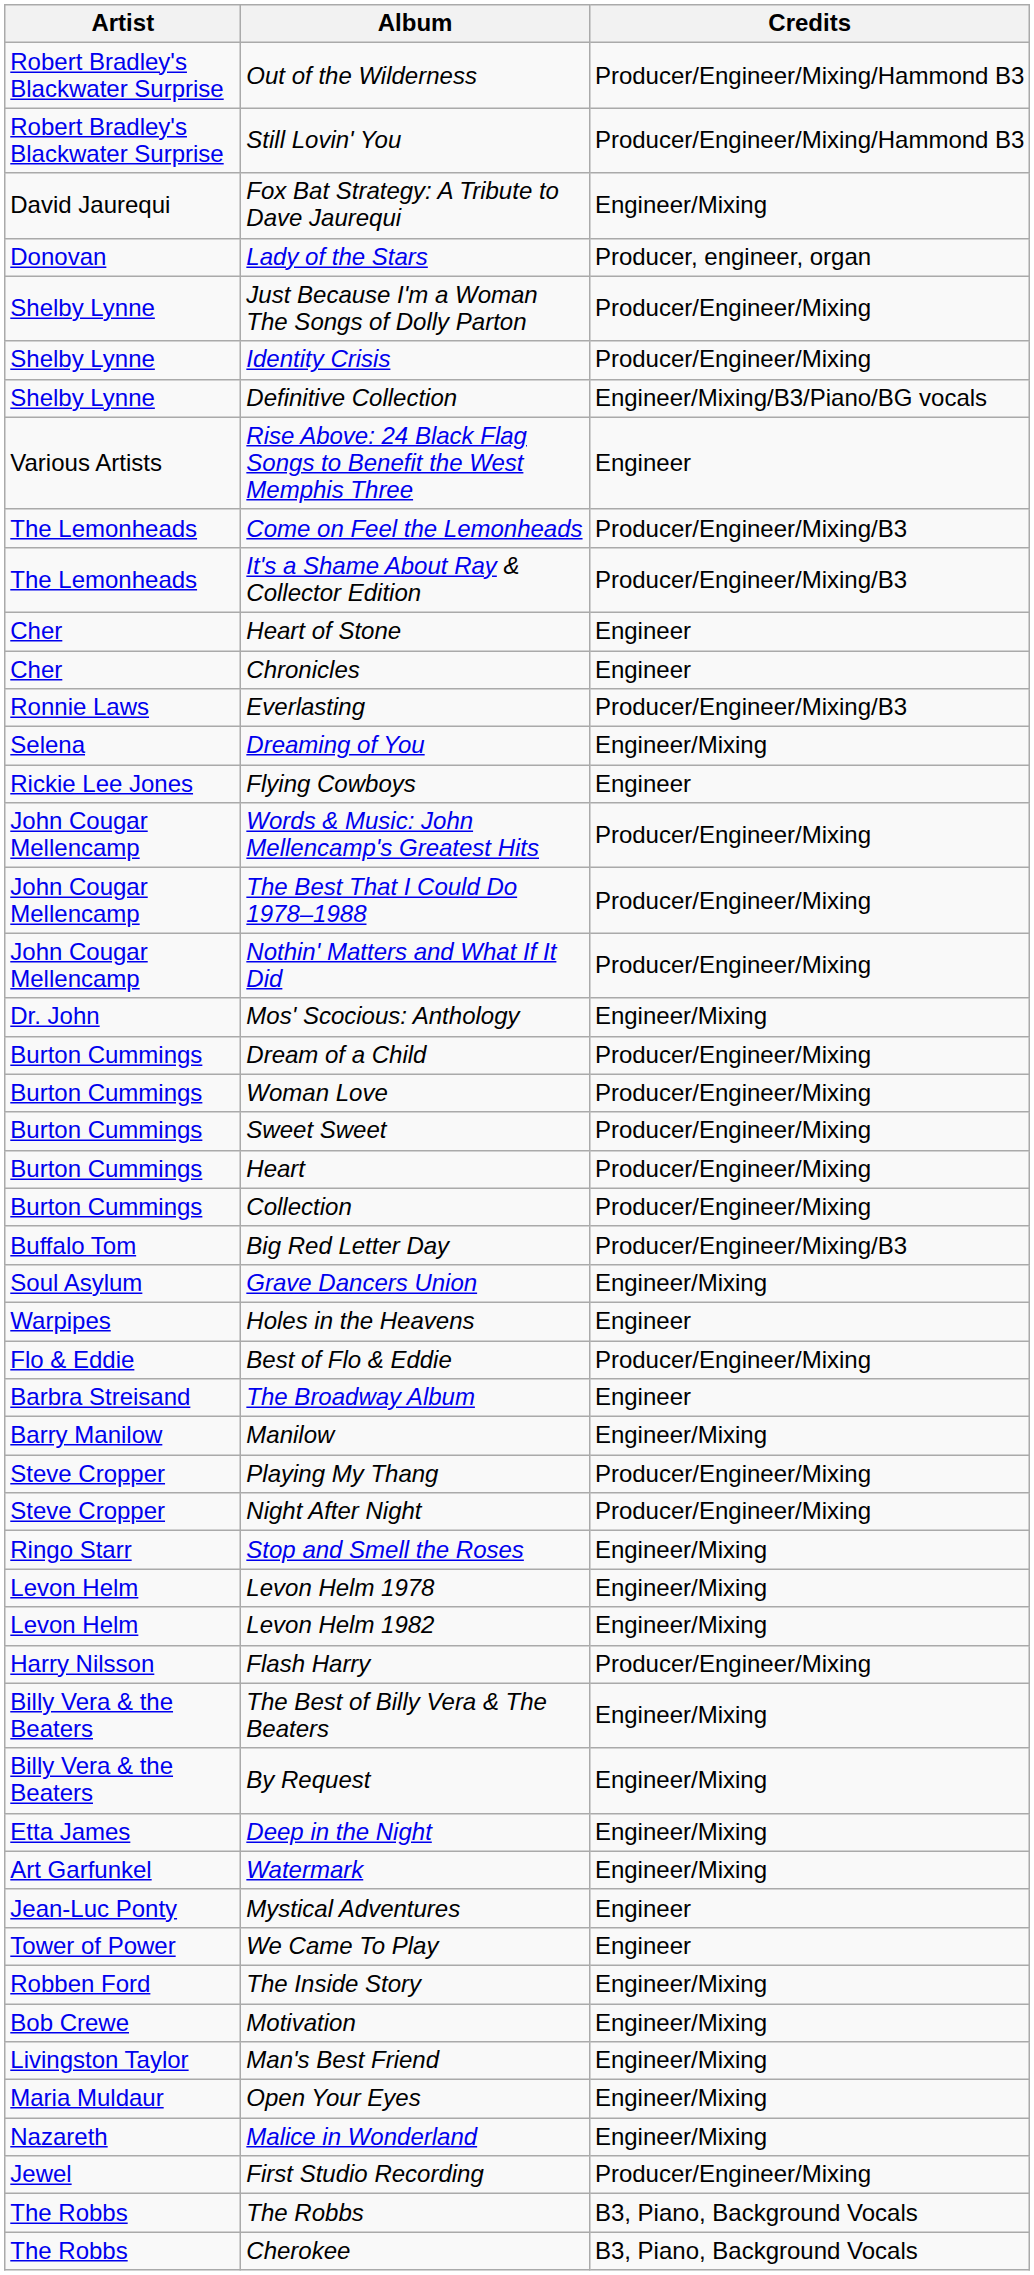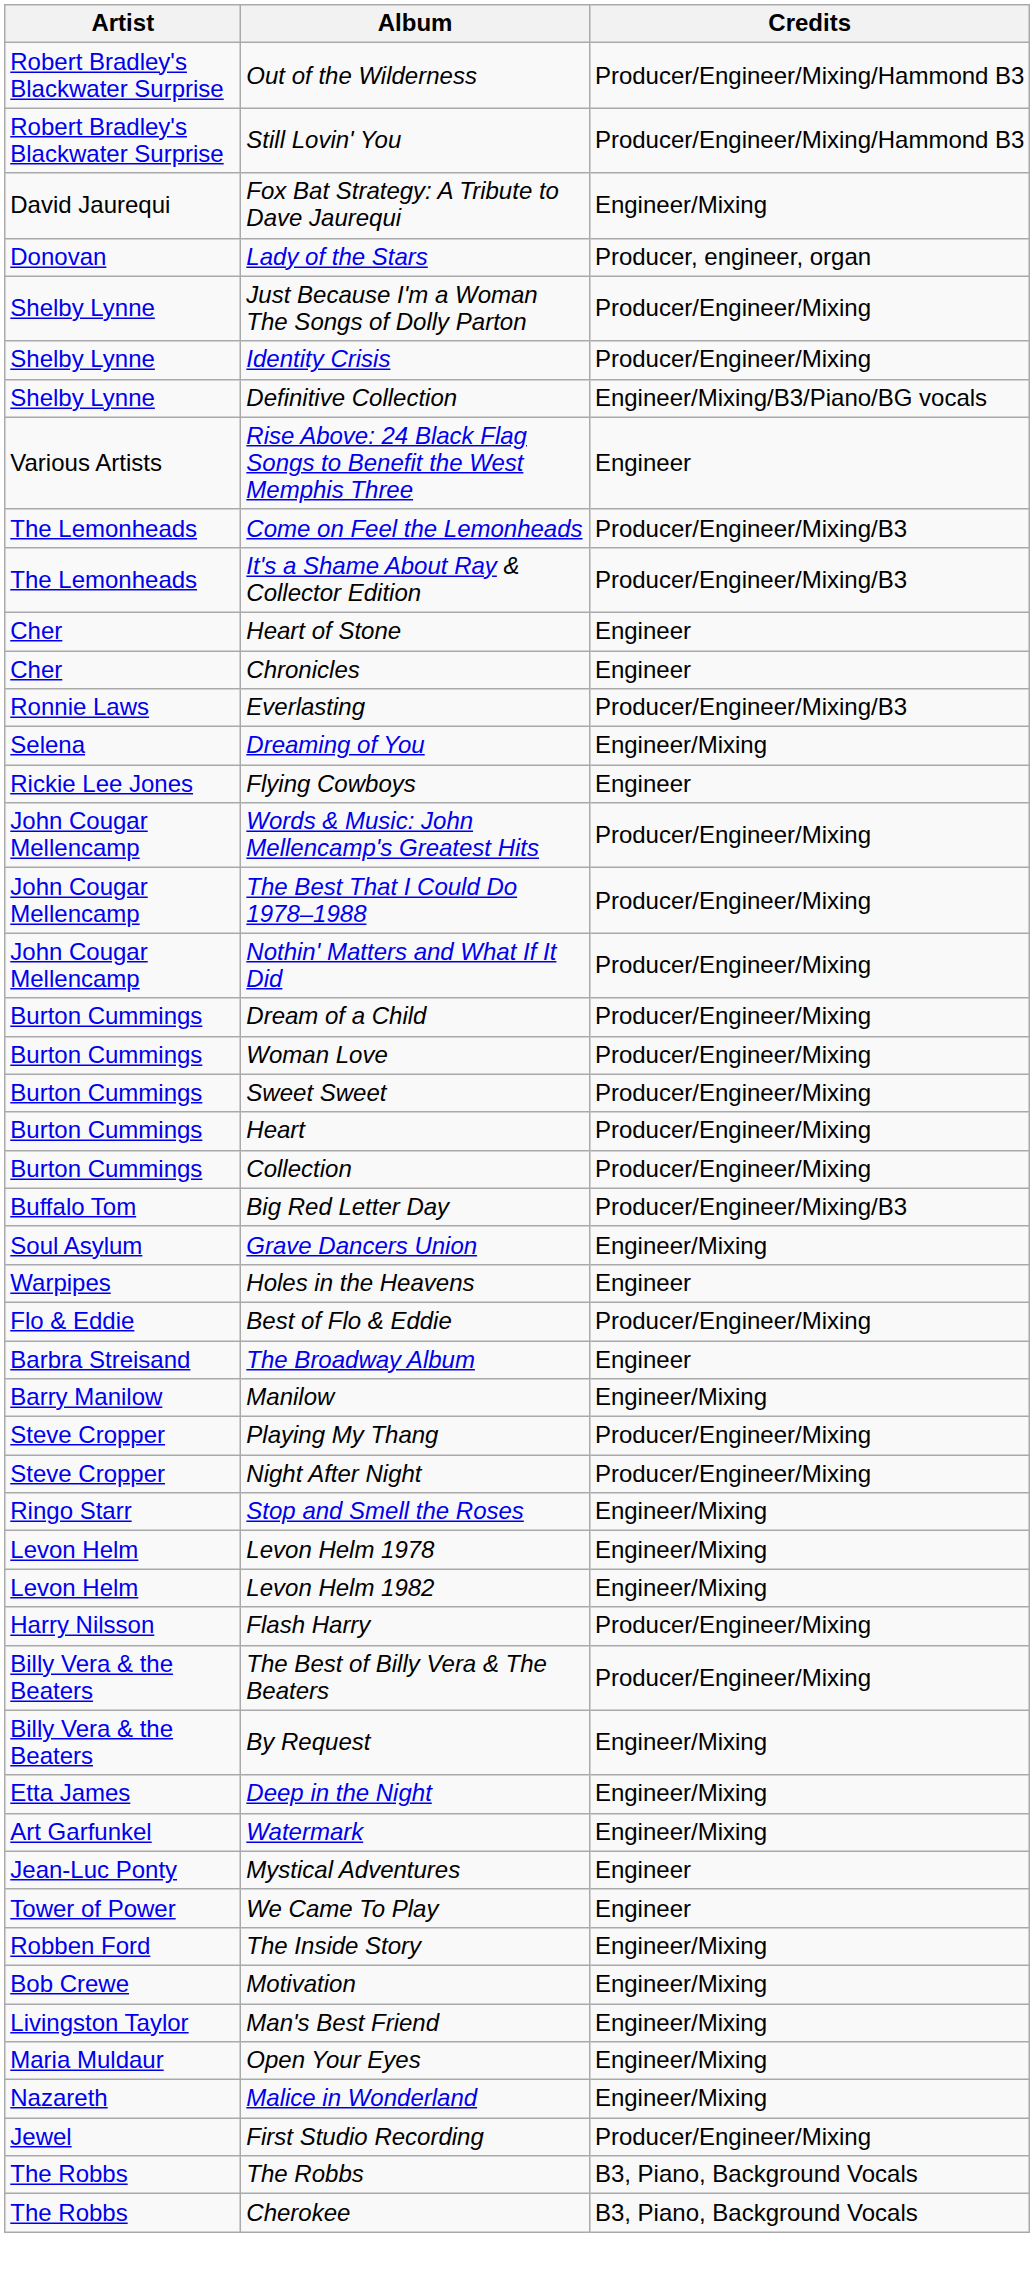- row: (383, 1016)
(681, 1715) Engineer/Mixing -> (733, 1677) Producer/Engineer/Mixing
